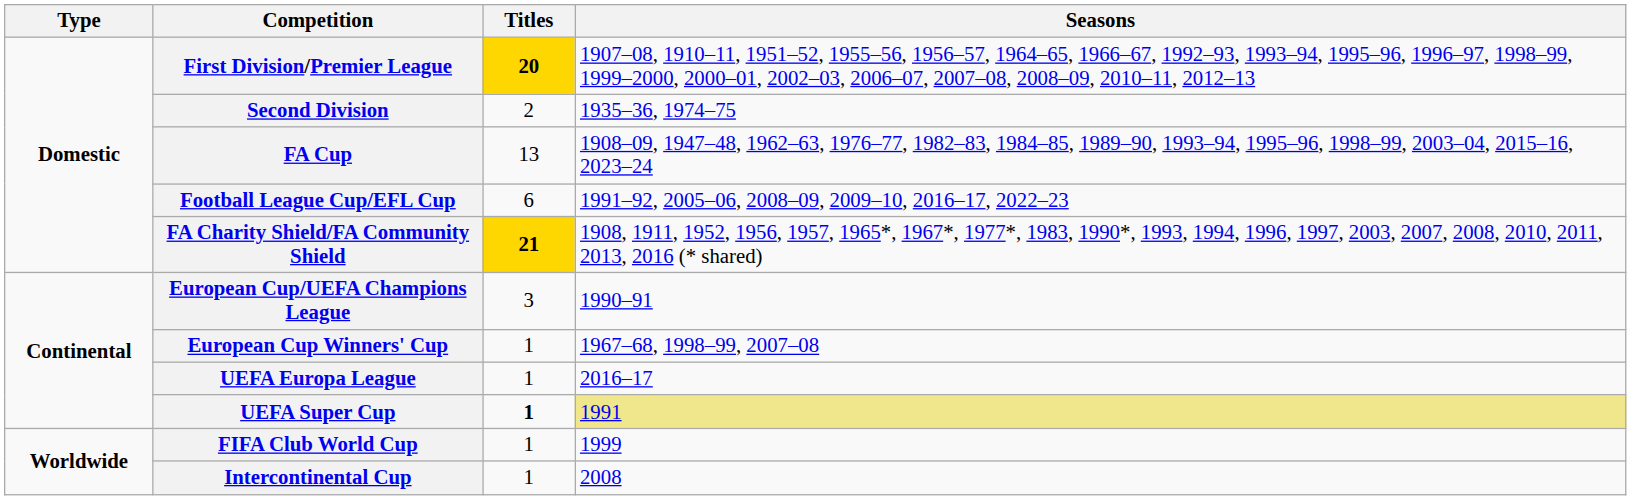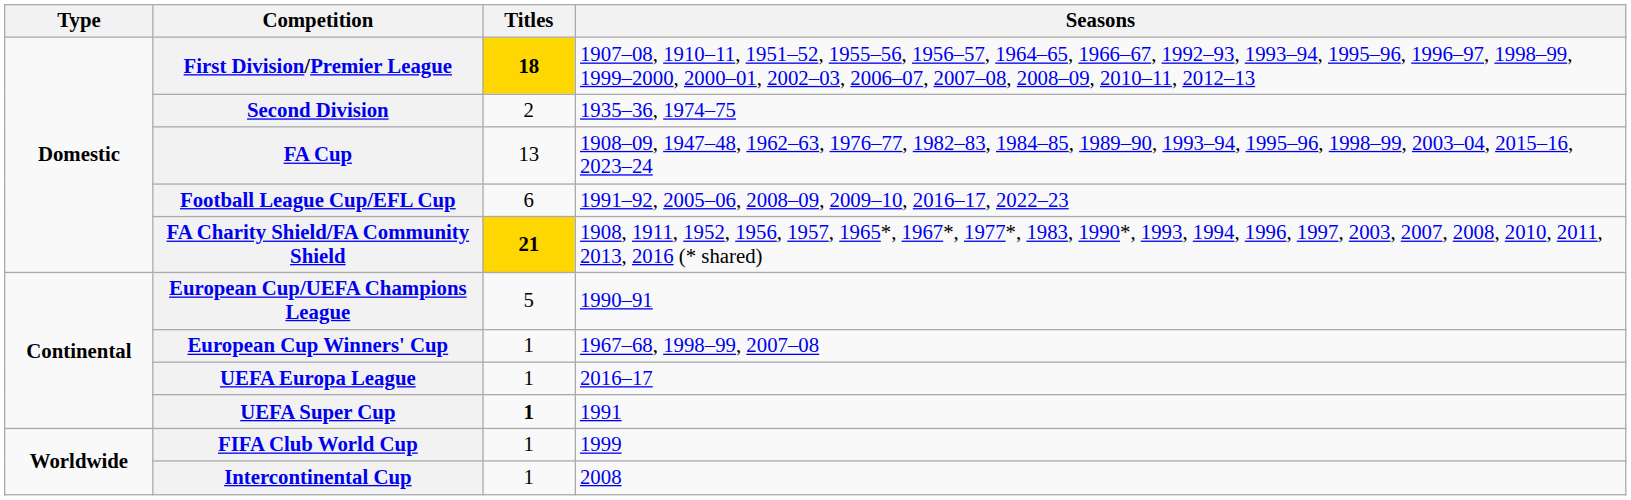(529, 65) 20 -> (529, 65) 18
(529, 300) 3 -> (529, 300) 5
(601, 411) khaki background -> (601, 411) no background
